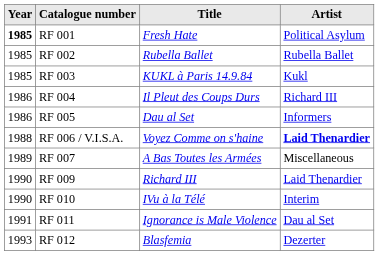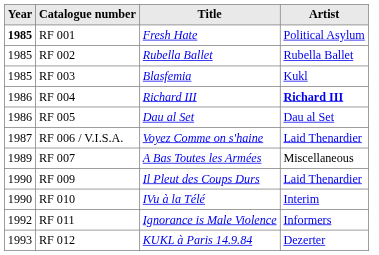(198, 76) KUKL à Paris 14.9.84 -> (167, 76) Blasfemia
(201, 96) Il Pleut des Coups Durs -> (170, 96) Richard III
(310, 96) normal -> (313, 96) bold
(307, 117) Informers -> (309, 117) Dau al Set
(20, 137) 1988 -> (20, 137) 1987
(327, 137) bold -> (323, 137) normal
(170, 178) Richard III -> (201, 178) Il Pleut des Coups Durs
(20, 219) 1991 -> (20, 219) 1992
(309, 219) Dau al Set -> (307, 219) Informers
(167, 240) Blasfemia -> (198, 240) KUKL à Paris 14.9.84
